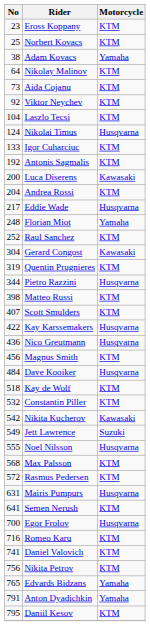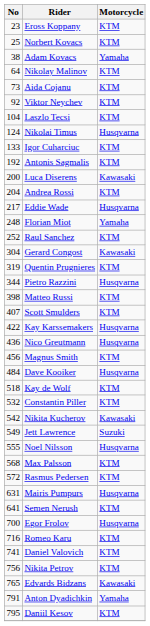(114, 582) Yamaha -> (117, 582) Kawasaki
